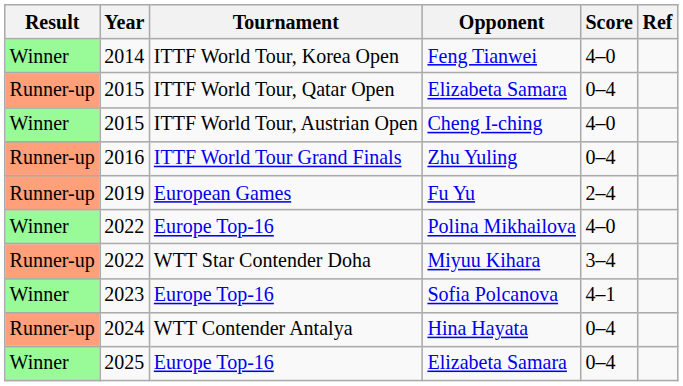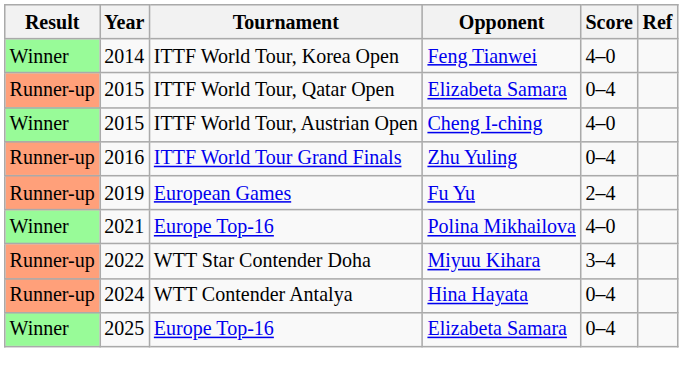(124, 226) 2022 -> (124, 226) 2021
- row: (214, 294)
